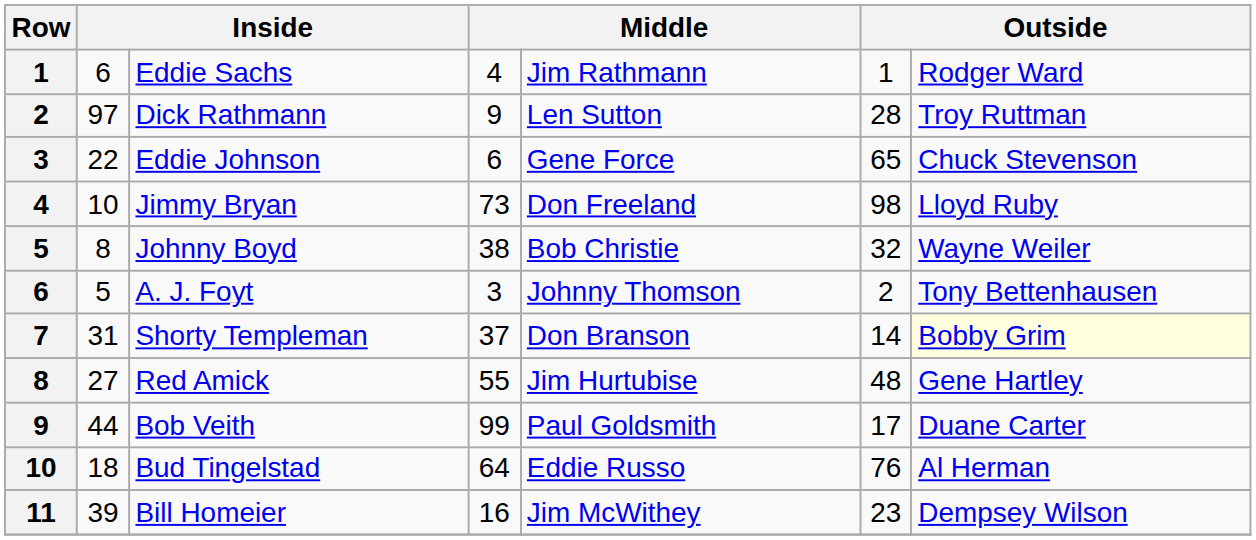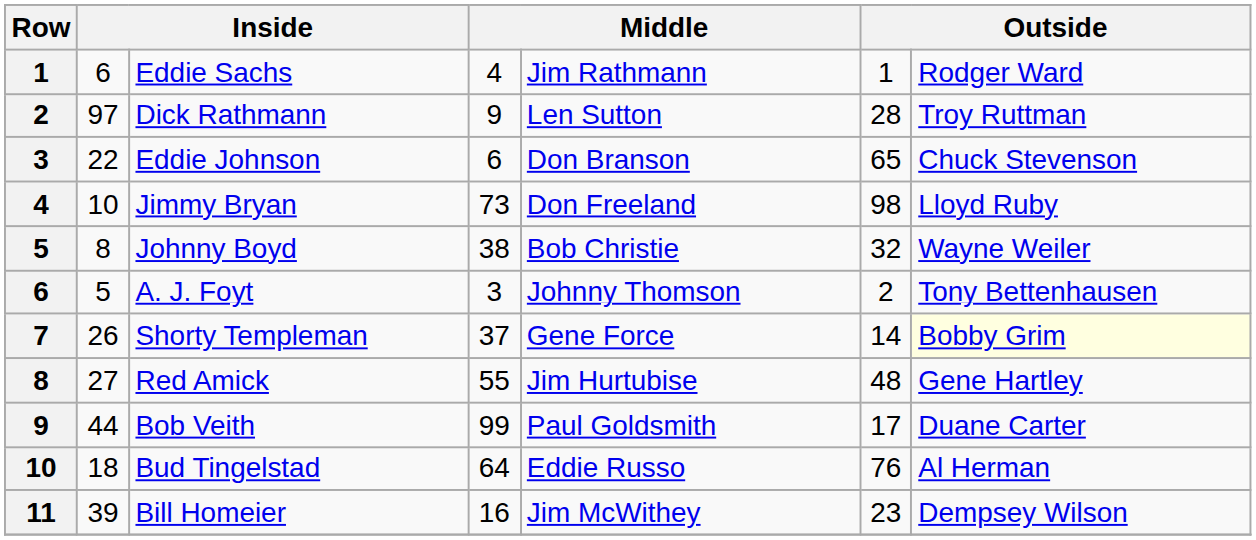(601, 160) Gene Force -> (608, 160) Don Branson
(103, 336) 31 -> (103, 336) 26
(608, 336) Don Branson -> (601, 336) Gene Force
